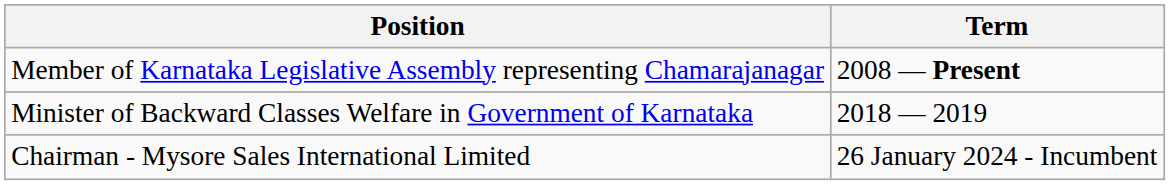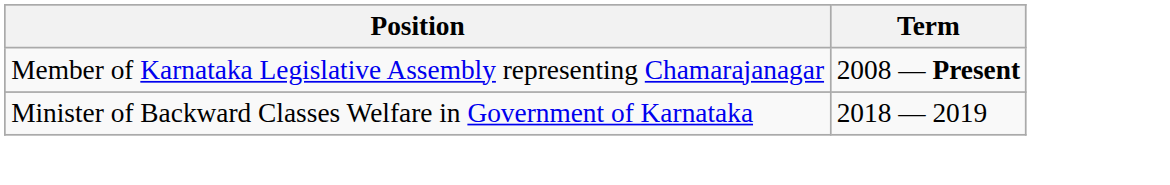- row: (271, 156)
